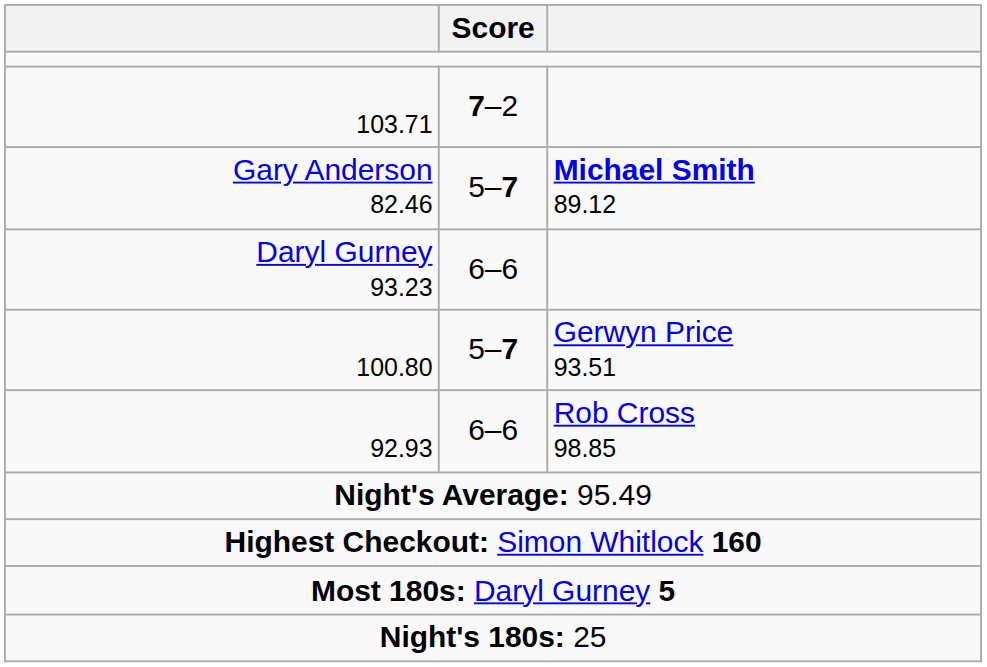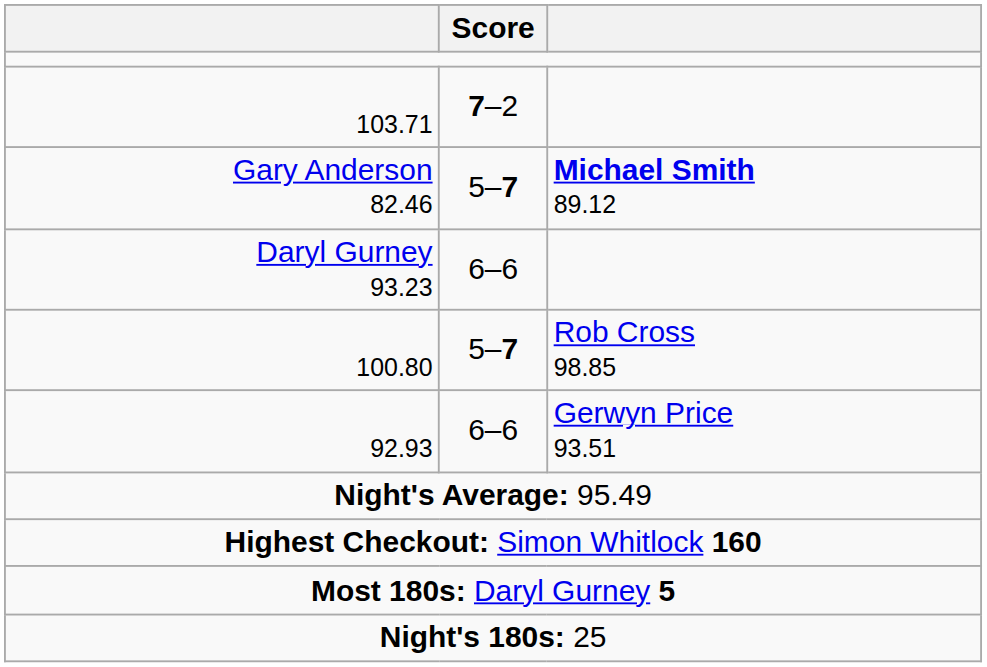(643, 349) Gerwyn Price 93.51 -> (624, 349) Rob Cross 98.85
(624, 430) Rob Cross 98.85 -> (643, 430) Gerwyn Price 93.51
